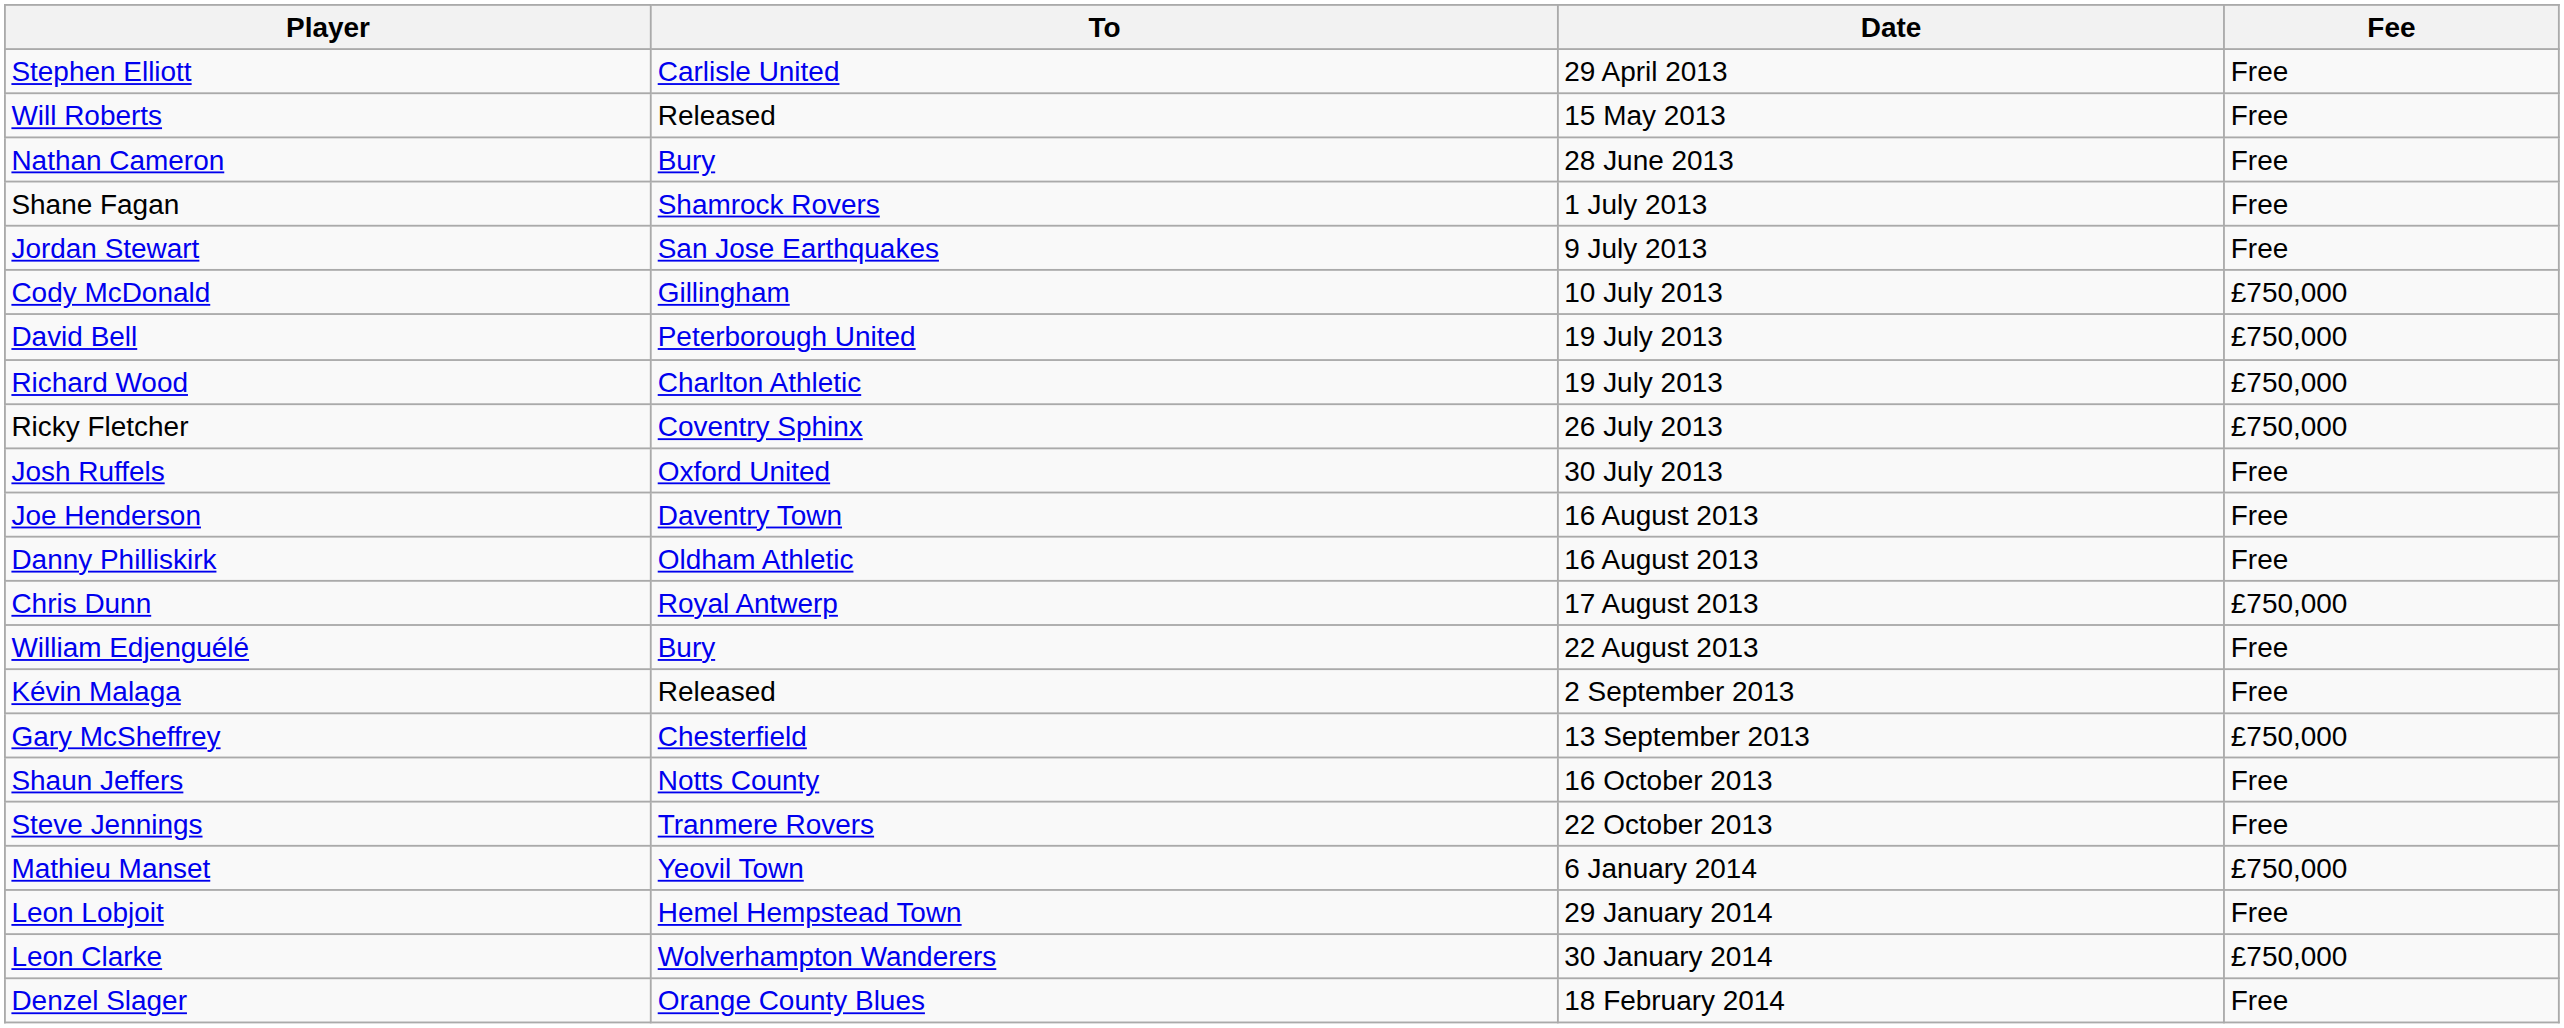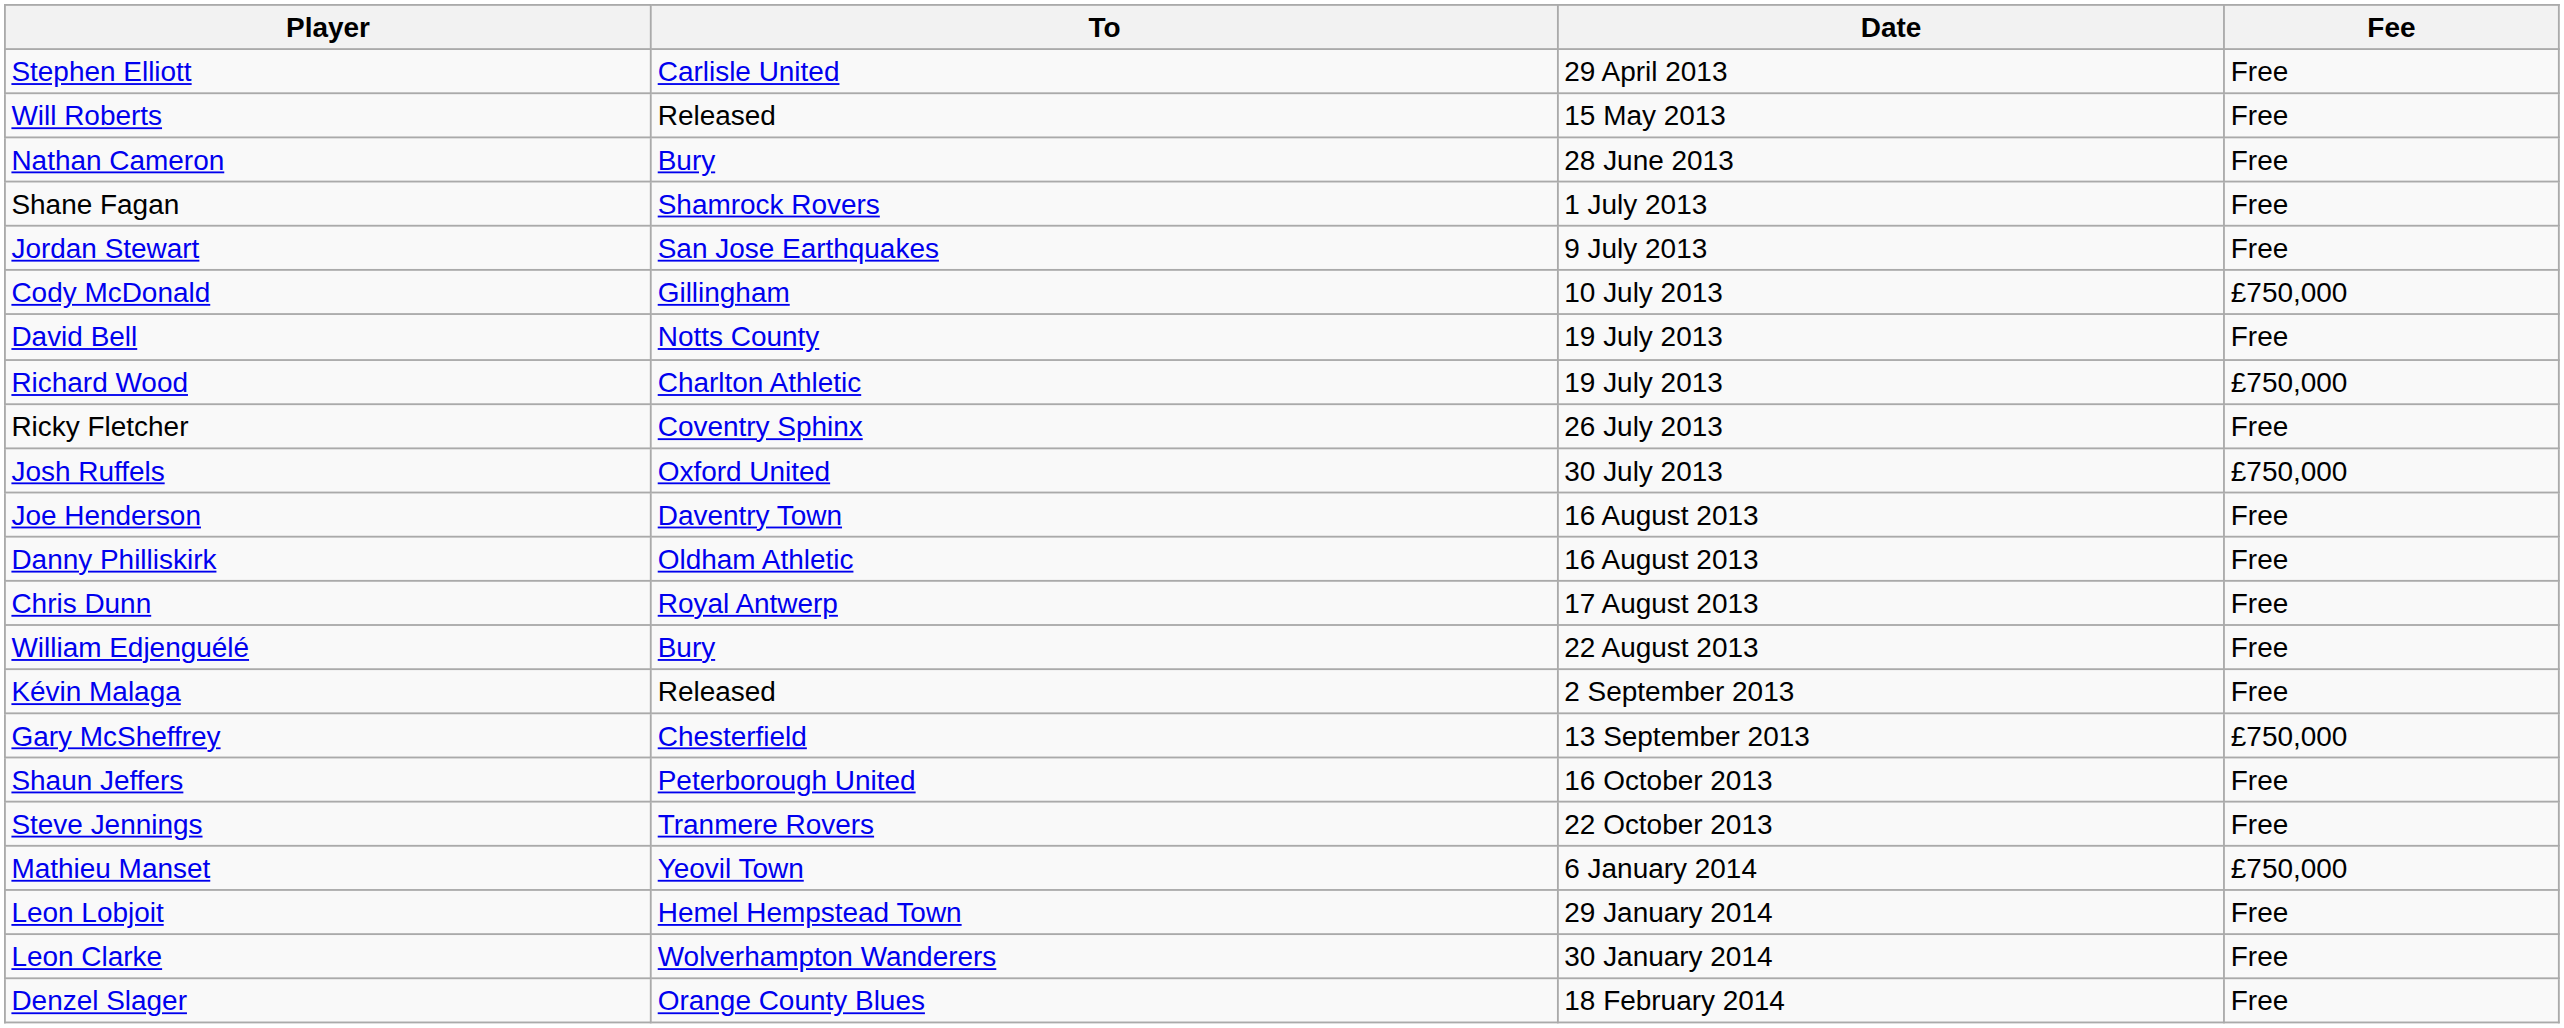(787, 337) Peterborough United -> (738, 337) Notts County
(2289, 337) £750,000 -> (2260, 337) Free
(2289, 426) £750,000 -> (2260, 426) Free
(2260, 470) Free -> (2289, 470) £750,000
(2289, 603) £750,000 -> (2260, 603) Free
(738, 780) Notts County -> (787, 780) Peterborough United
(2289, 957) £750,000 -> (2260, 957) Free
